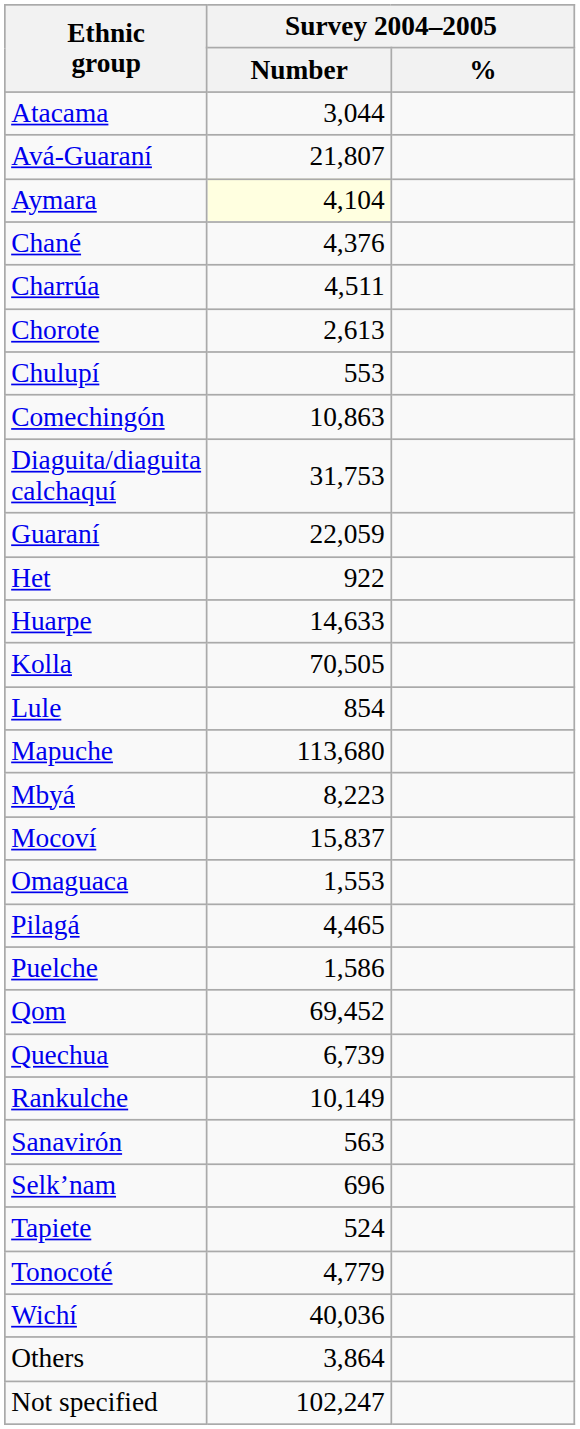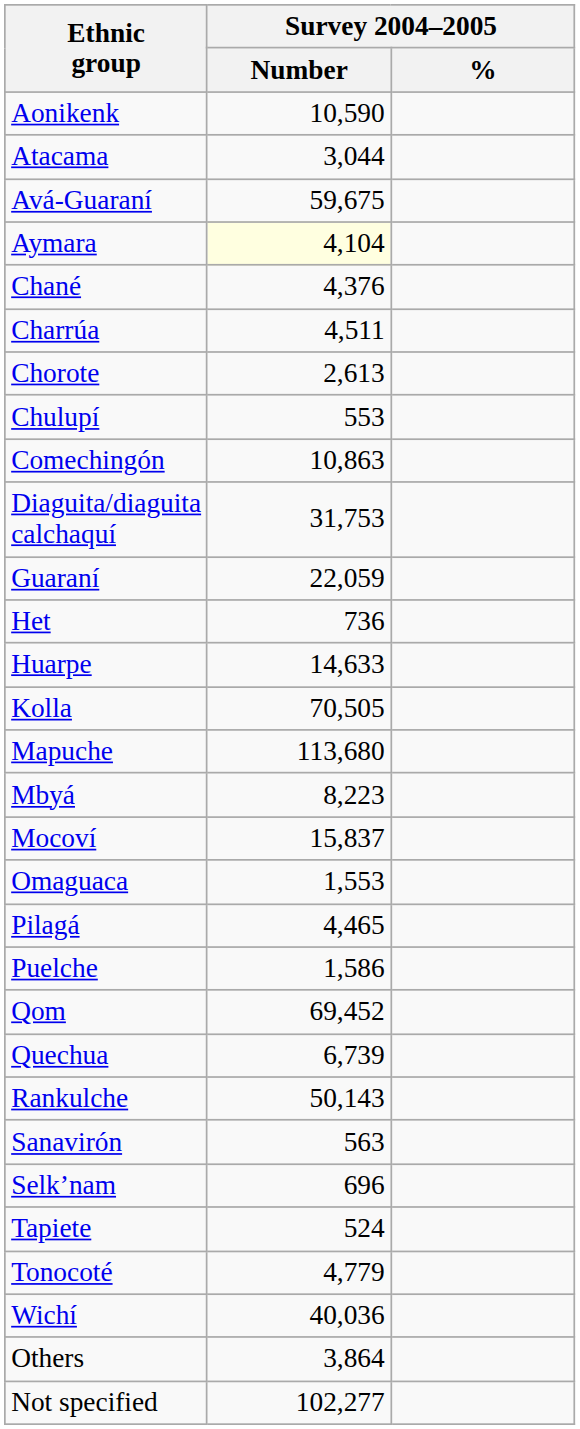+ row: (65, 112)
(347, 156) 21,807 -> (347, 199) 59,675
(364, 577) 922 -> (364, 621) 736
- row: (36, 707)
(347, 1098) 10,149 -> (347, 1098) 50,143
(340, 1402) 102,247 -> (340, 1402) 102,277
